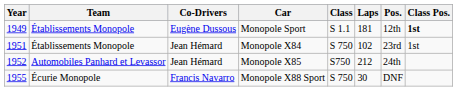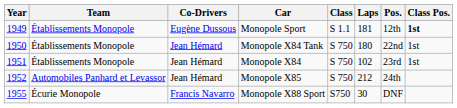+ row: (282, 45)
(340, 61) S750 -> (341, 77) S 750
(341, 77) S 750 -> (340, 94) S750
